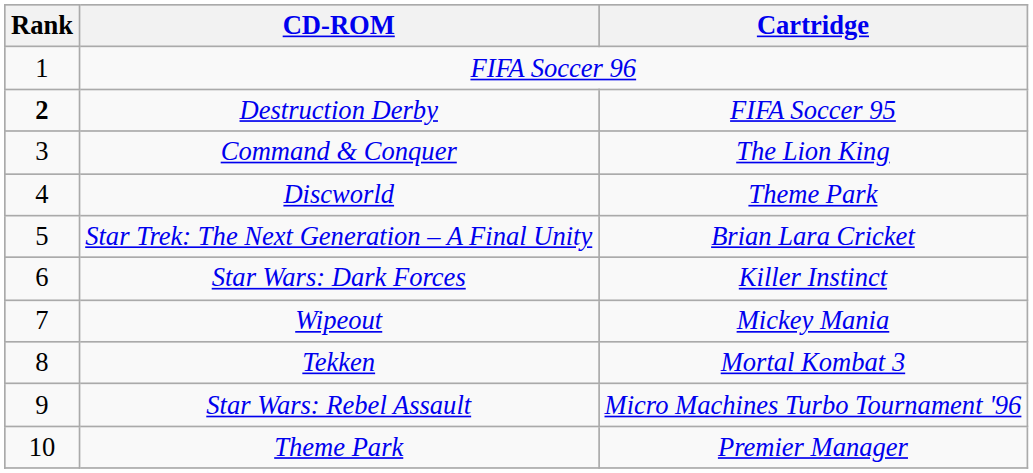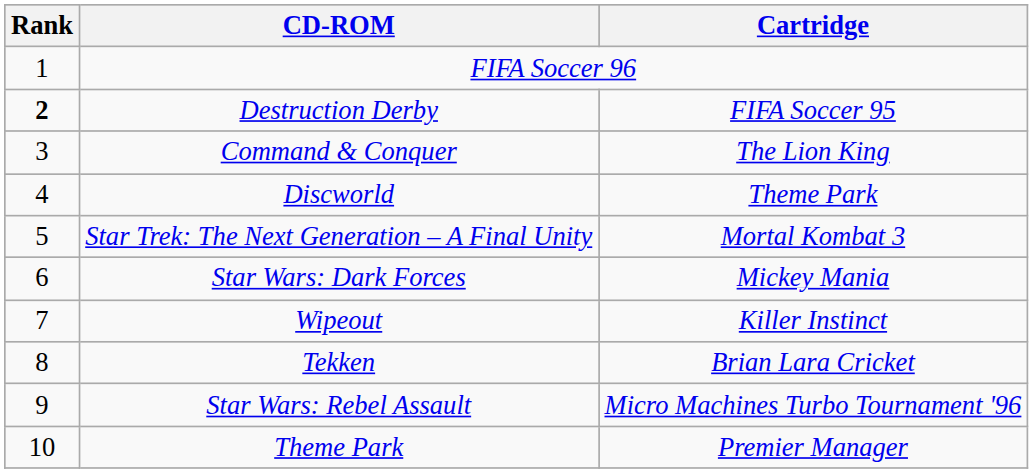(813, 236) Brian Lara Cricket -> (813, 236) Mortal Kombat 3
(813, 278) Killer Instinct -> (813, 278) Mickey Mania
(813, 320) Mickey Mania -> (813, 320) Killer Instinct
(813, 362) Mortal Kombat 3 -> (813, 362) Brian Lara Cricket
